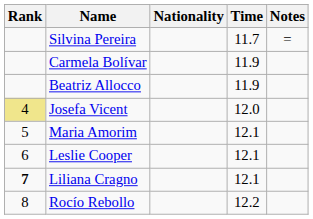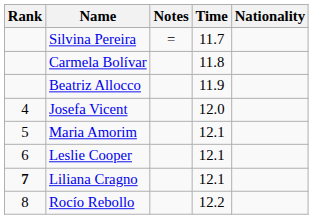columns swapped: (189, 16) <-> (287, 16)
(247, 62) 11.9 -> (212, 62) 11.8
(25, 109) khaki background -> (25, 109) no background
